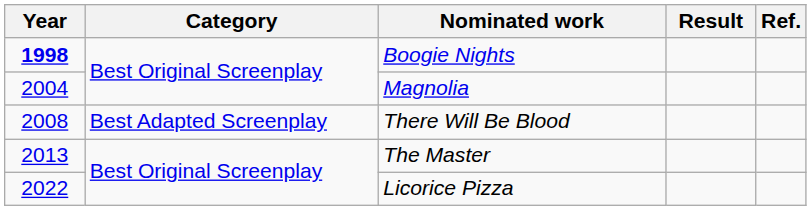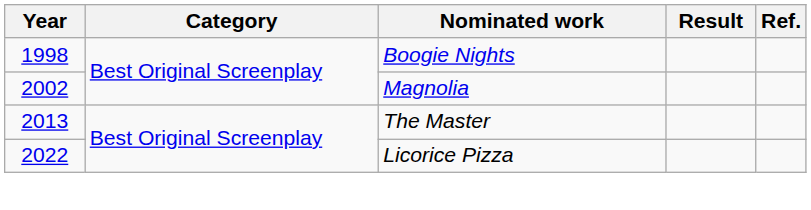(45, 54) bold -> (45, 54) normal
(45, 88) 2004 -> (45, 88) 2002
- row: (476, 121)
